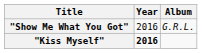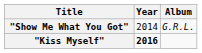(147, 26) 2016 -> (147, 26) 2014
